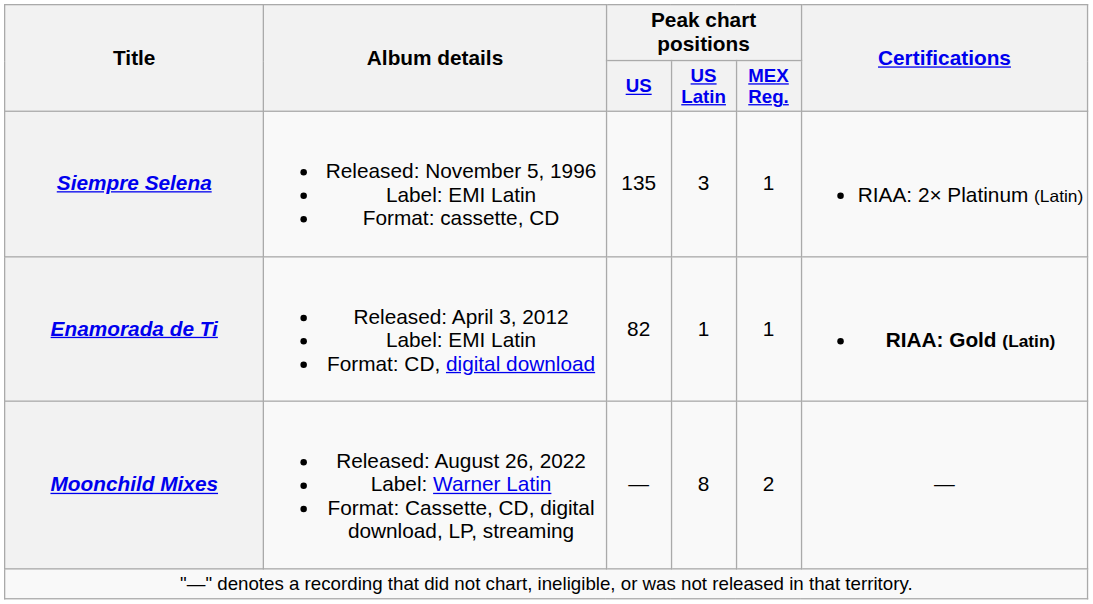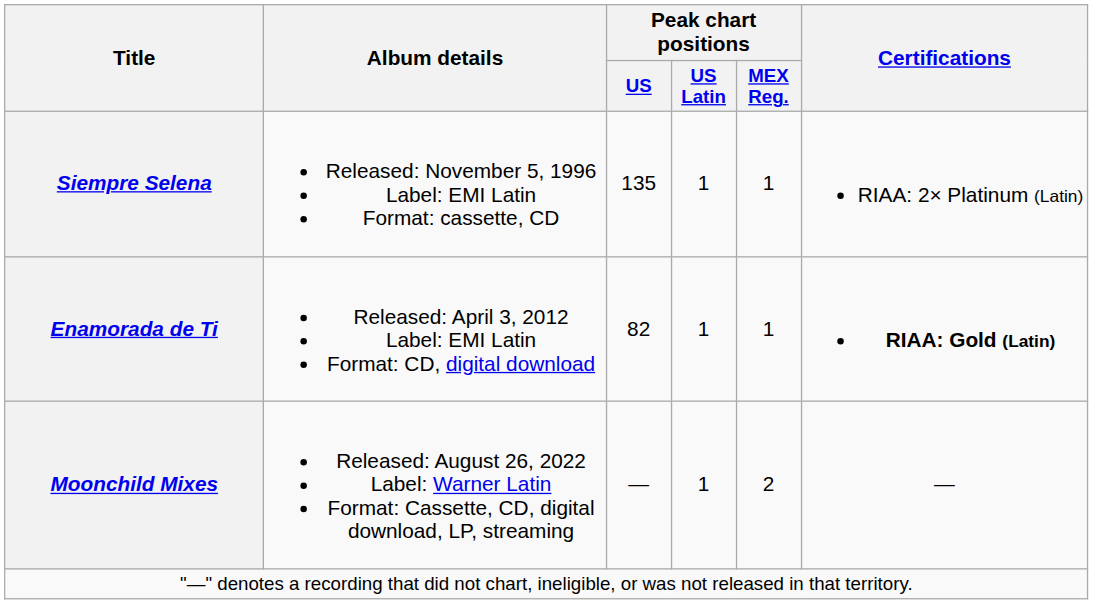(704, 183) 3 -> (704, 183) 1
(704, 484) 8 -> (704, 484) 1
